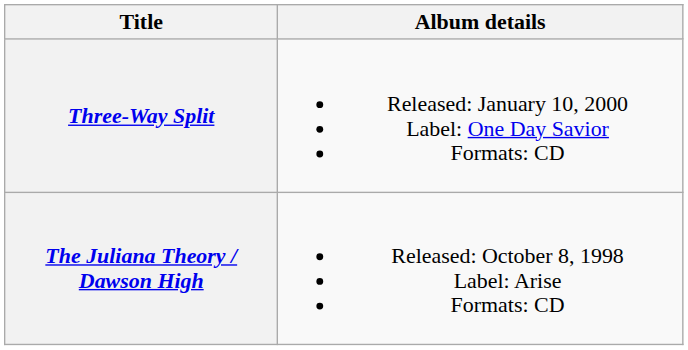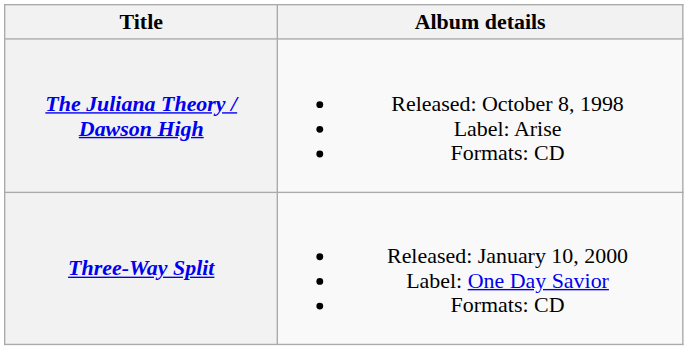rows swapped: (141, 268) <-> (141, 115)
